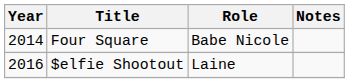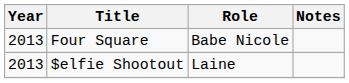(26, 41) 2014 -> (26, 41) 2013
(26, 65) 2016 -> (26, 65) 2013
